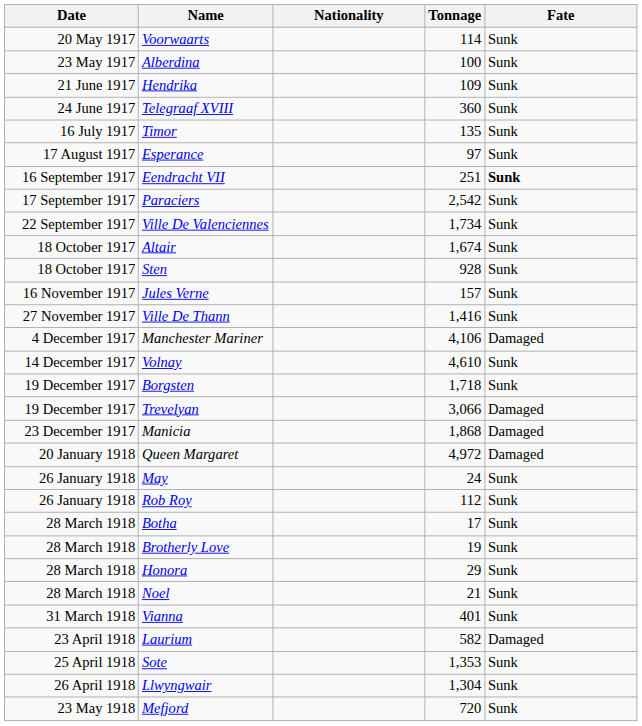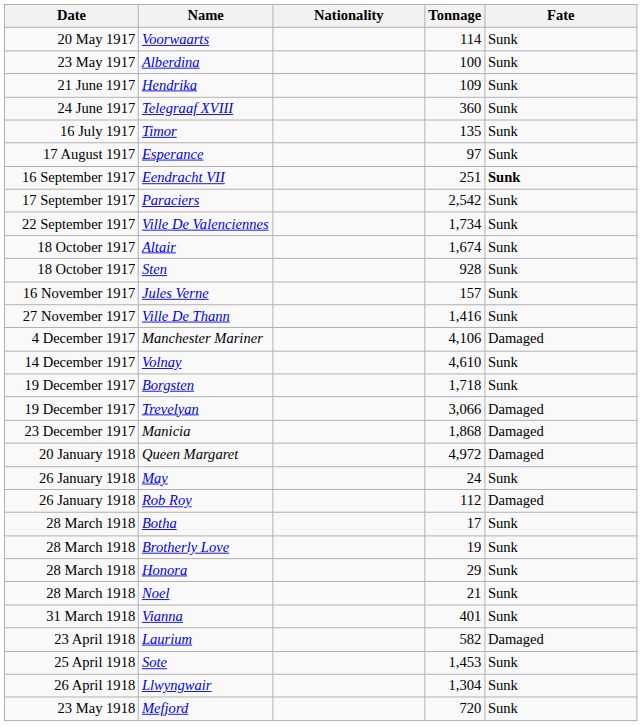(503, 500) Sunk -> (516, 500) Damaged
(465, 662) 1,353 -> (465, 662) 1,453
